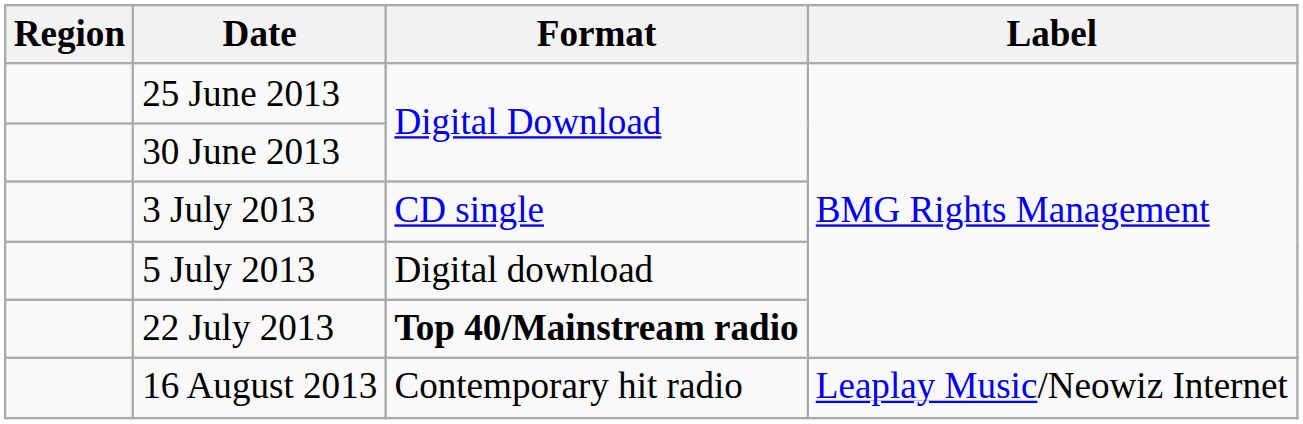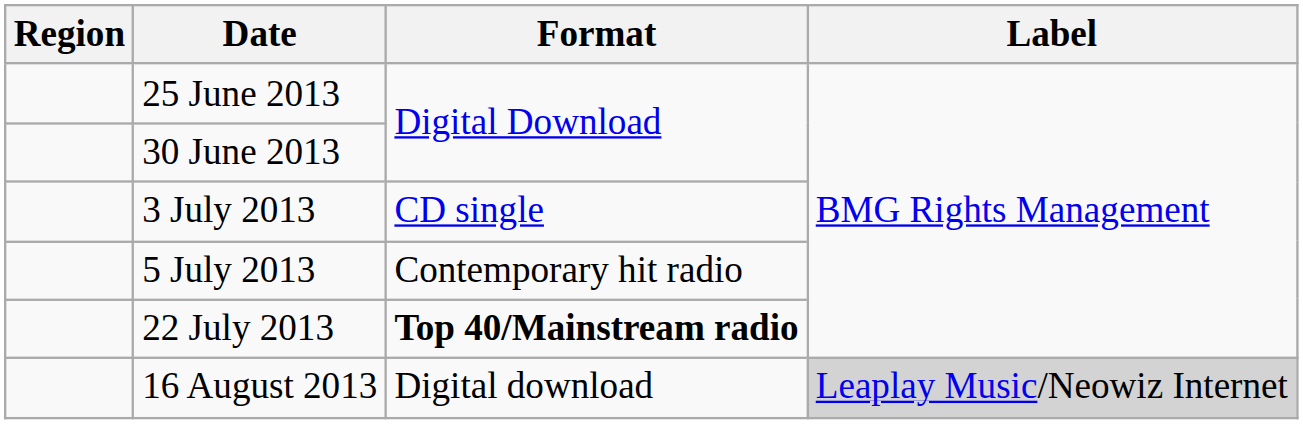(524, 269) Digital download -> (569, 269) Contemporary hit radio
(569, 387) Contemporary hit radio -> (524, 387) Digital download
(1052, 387) no background -> (1052, 387) lightgrey background
